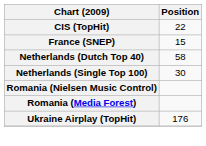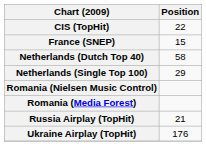(180, 73) 30 -> (180, 73) 29
+ row: (82, 118)
